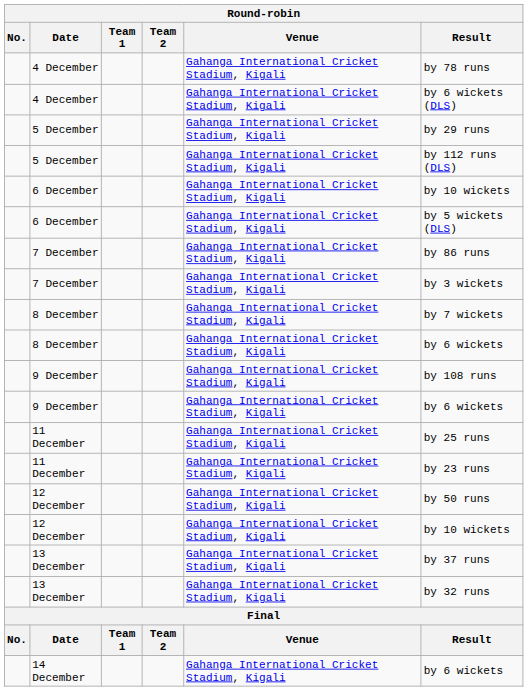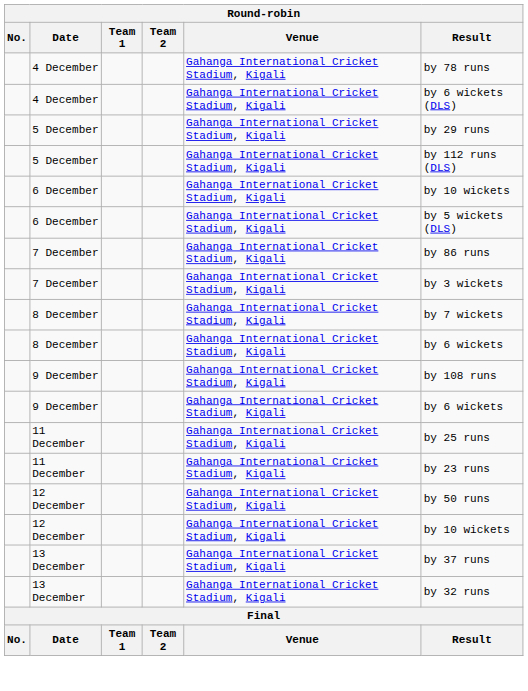- row: (17, 671)
